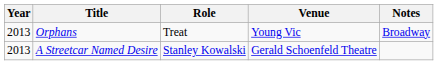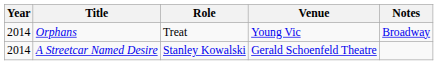(19, 32) 2013 -> (19, 32) 2014
(19, 50) 2013 -> (19, 50) 2014
